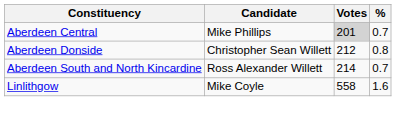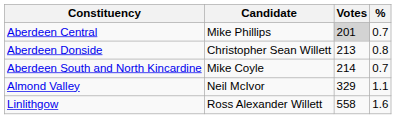(346, 50) 212 -> (346, 50) 213
(265, 68) Ross Alexander Willett -> (236, 68) Mike Coyle
+ row: (43, 86)
(236, 86) Mike Coyle -> (265, 104) Ross Alexander Willett
